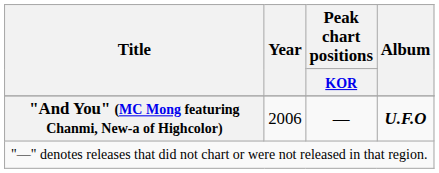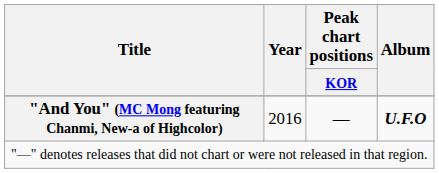(285, 118) 2006 -> (285, 118) 2016
